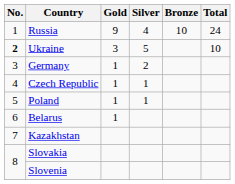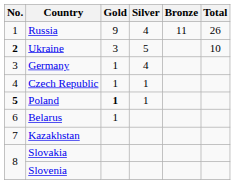(181, 30) 10 -> (181, 30) 11
(215, 30) 24 -> (215, 30) 26
(146, 65) 2 -> (146, 65) 4
(15, 100) normal -> (15, 100) bold
(115, 100) normal -> (115, 100) bold
